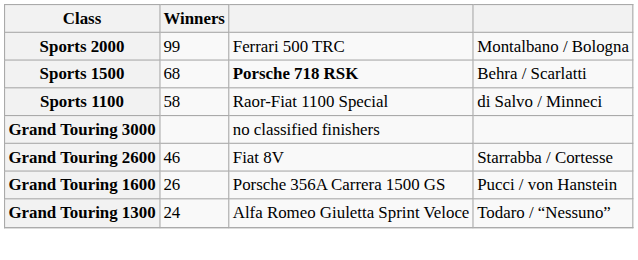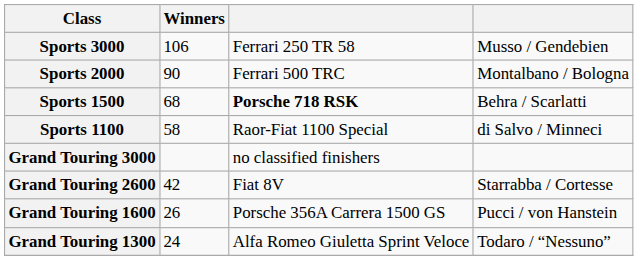+ row: (82, 46)
(172, 46) 99 -> (172, 74) 90
(172, 157) 46 -> (172, 185) 42
